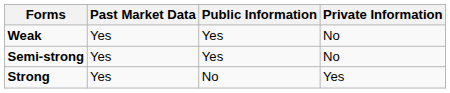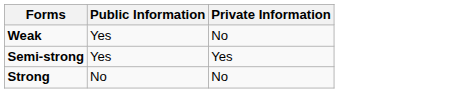- column: (143, 14)
(331, 56) No -> (222, 56) Yes
(334, 77) Yes -> (220, 77) No
